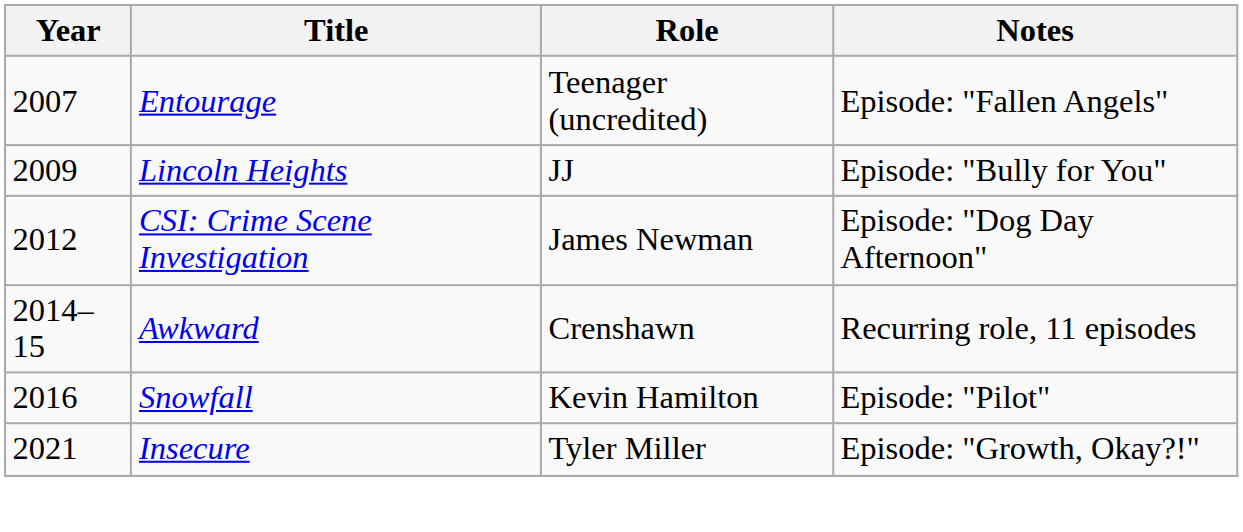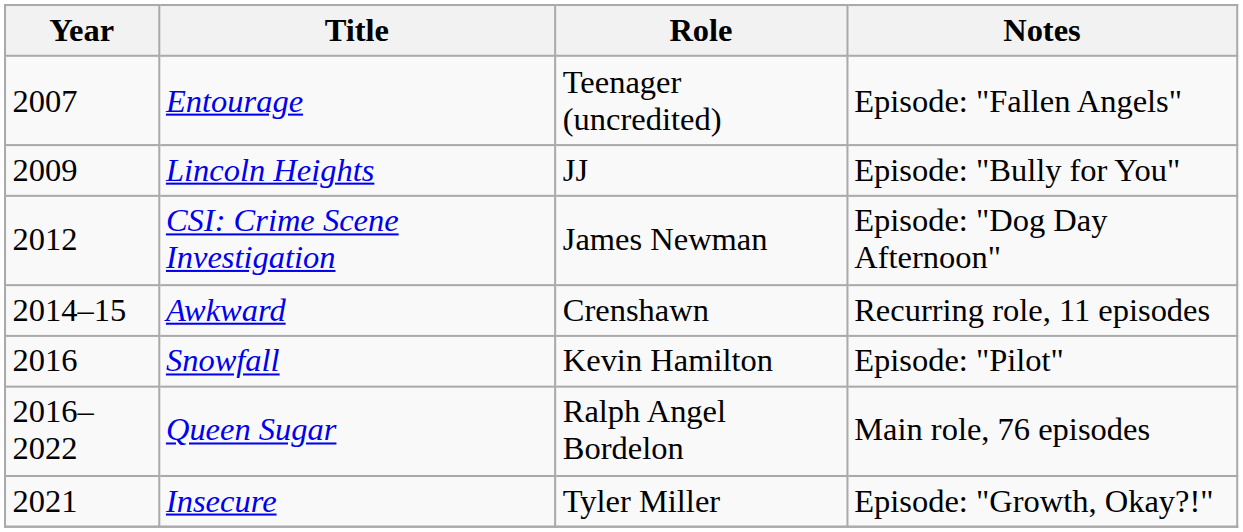+ row: (251, 430)
